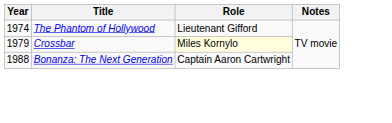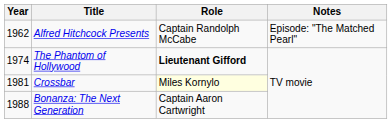+ row: (91, 34)
(217, 28) normal -> (202, 61) bold
(18, 44) 1979 -> (18, 83) 1981
